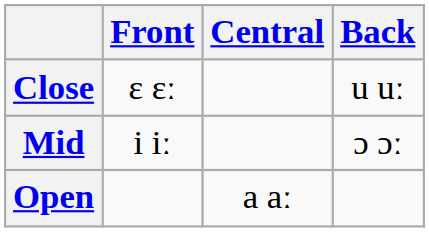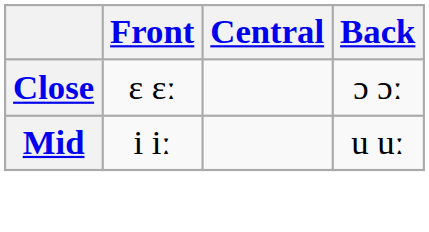(378, 87) u uː -> (378, 87) ɔ ɔː
(378, 142) ɔ ɔː -> (378, 142) u uː
- row: (54, 197)
